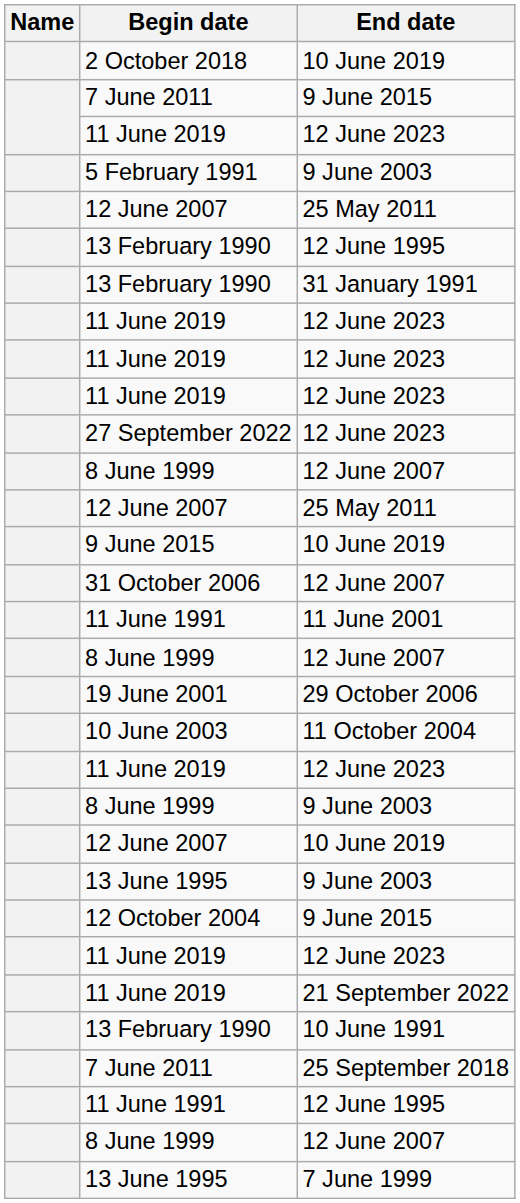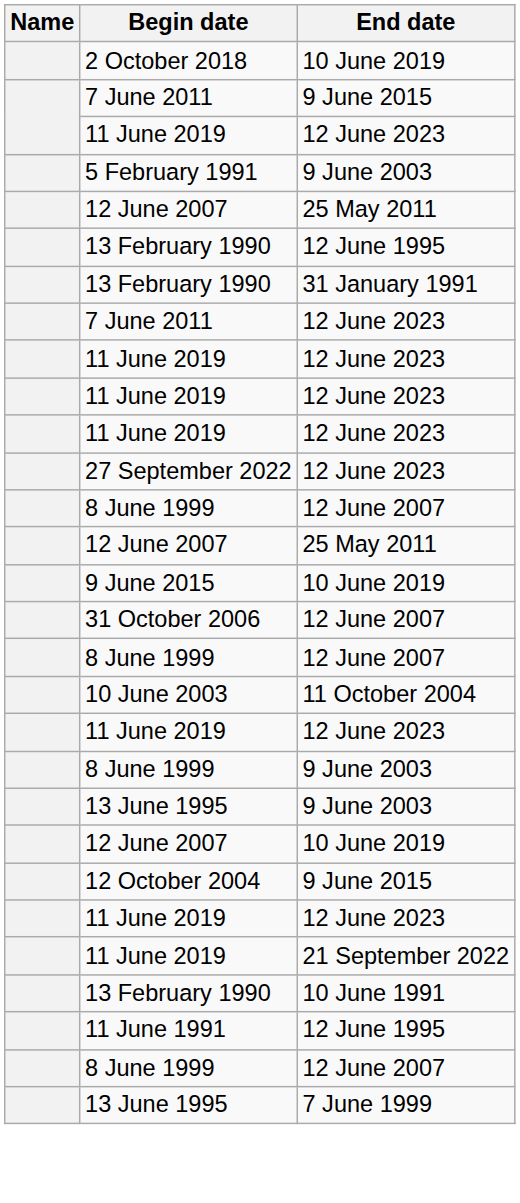+ row: (149, 321)
- row: (155, 619)
- row: (156, 694)
rows swapped: (156, 881) <-> (156, 843)
- row: (149, 1067)
